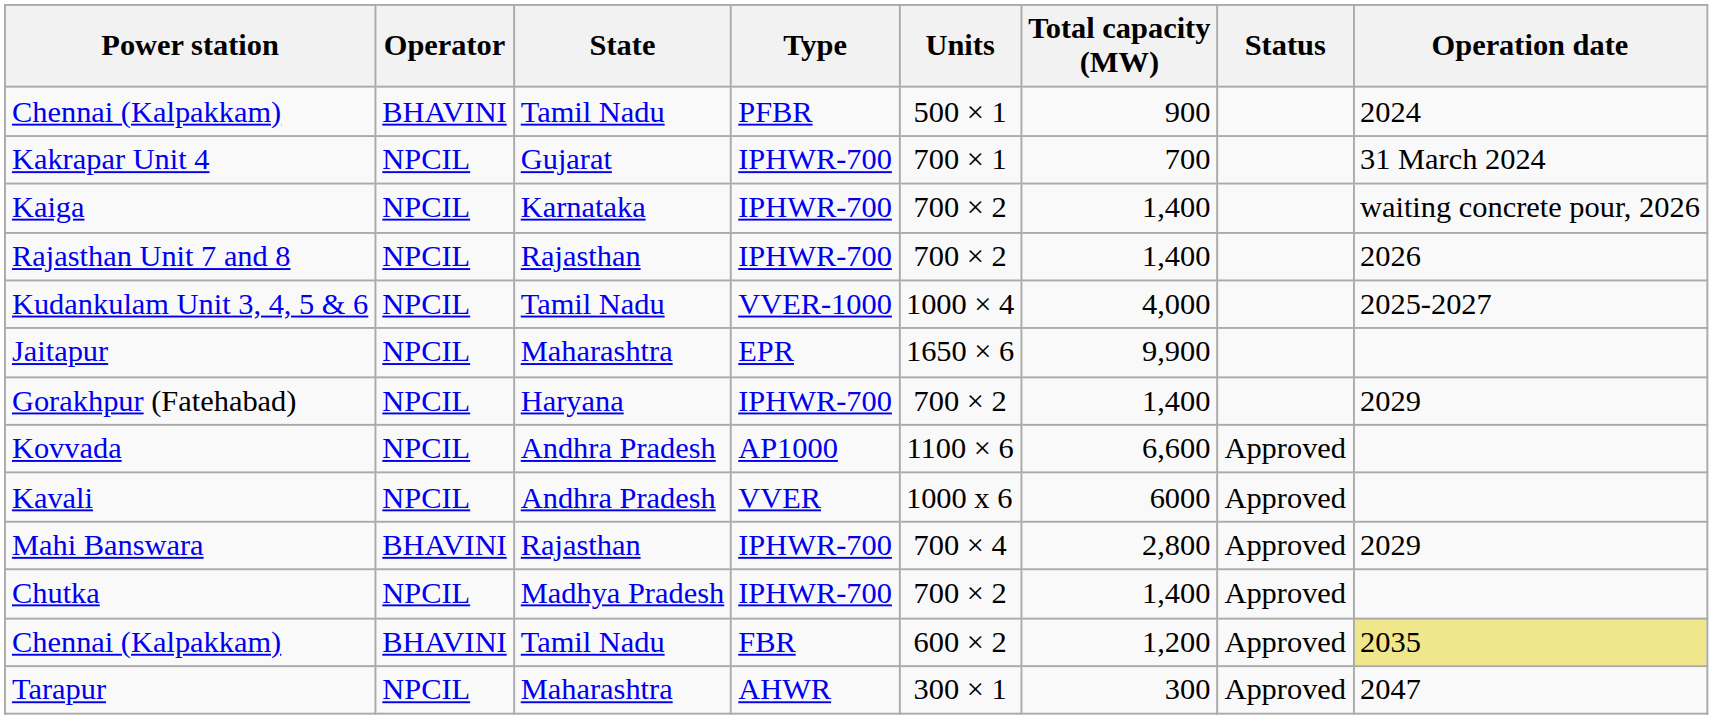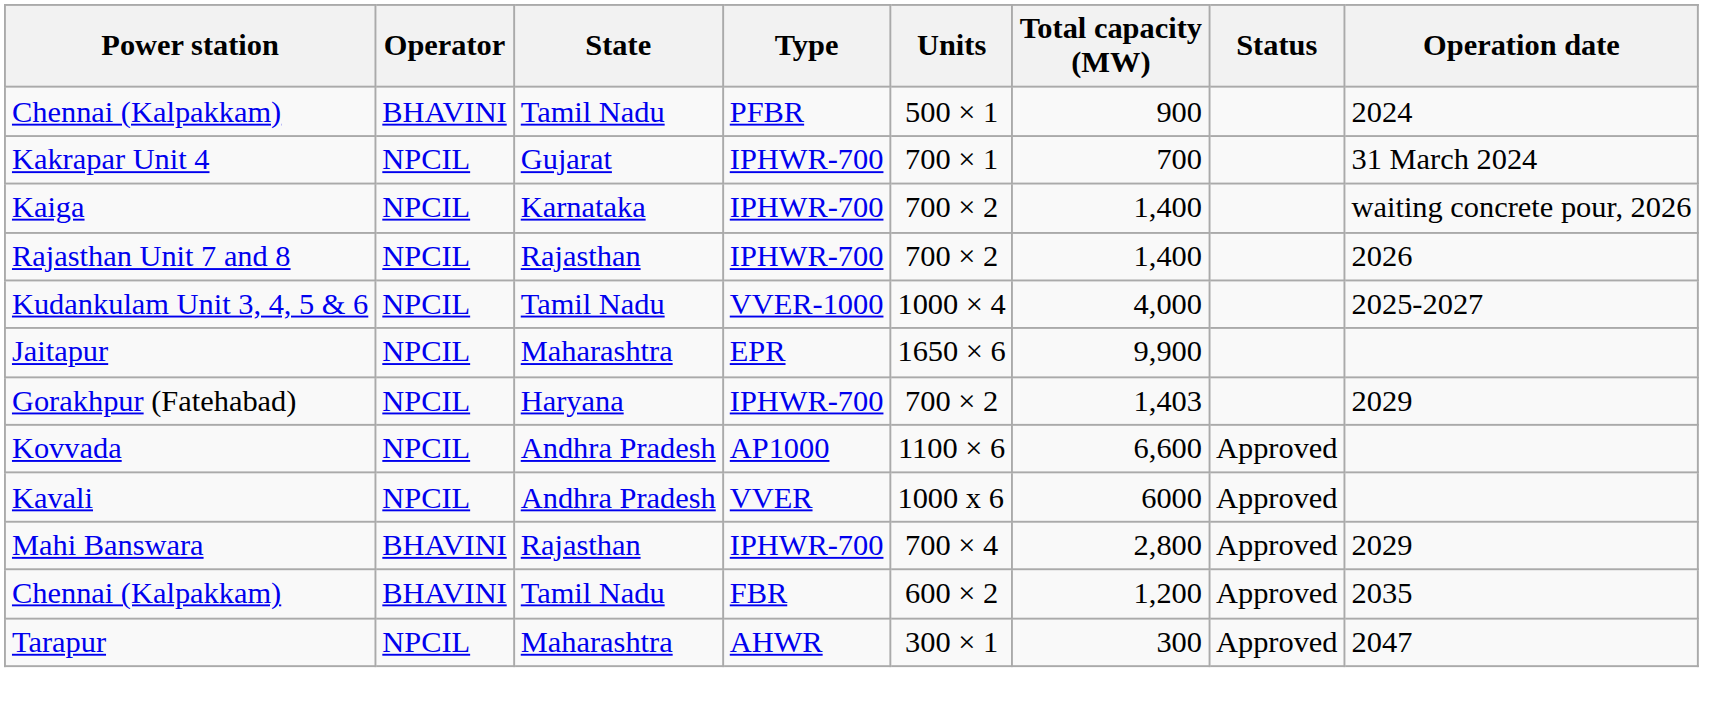(1176, 400) 1,400 -> (1168, 400) 1,403
- row: (56, 593)
(1390, 641) khaki background -> (1382, 593) no background
